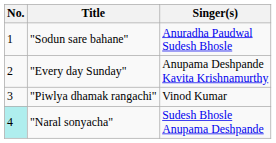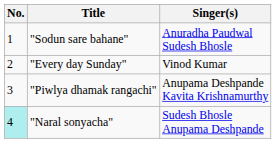(215, 71) Anupama Deshpande Kavita Krishnamurthy -> (195, 64) Vinod Kumar
(195, 96) Vinod Kumar -> (215, 90) Anupama Deshpande Kavita Krishnamurthy
